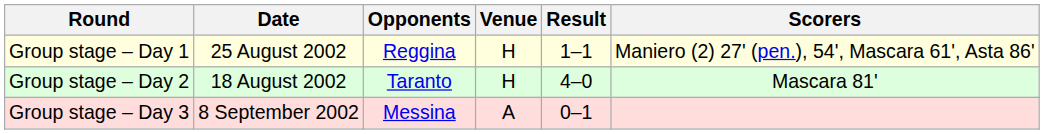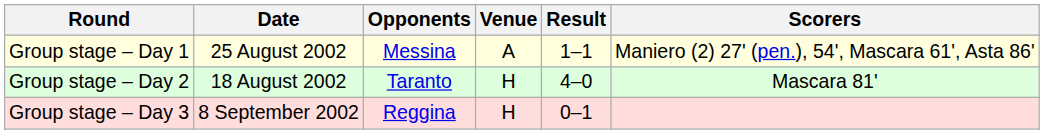(419, 50) Reggina -> (419, 50) Messina
(509, 50) H -> (509, 50) A
(419, 112) Messina -> (419, 112) Reggina
(509, 112) A -> (509, 112) H
